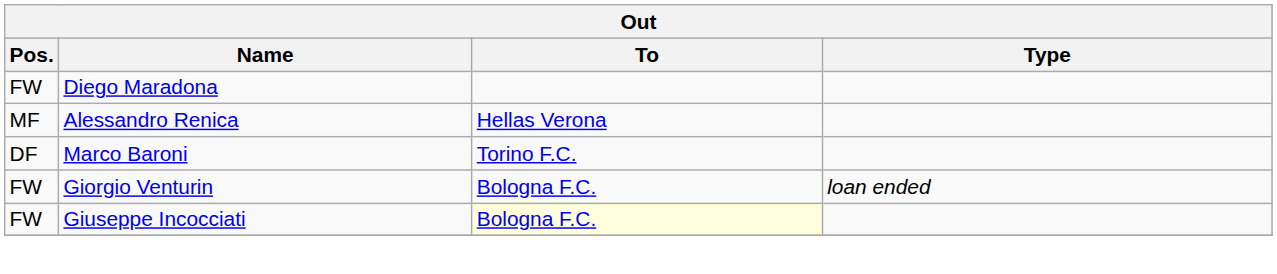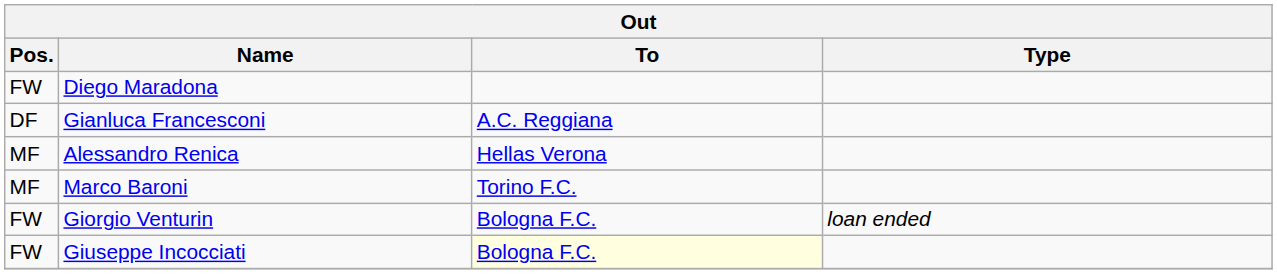+ row: (164, 121)
(24, 154) DF -> (25, 187) MF
